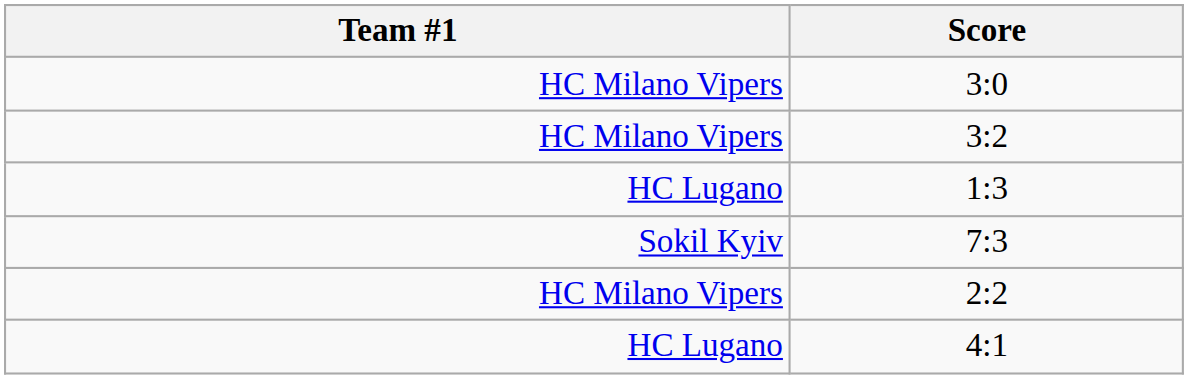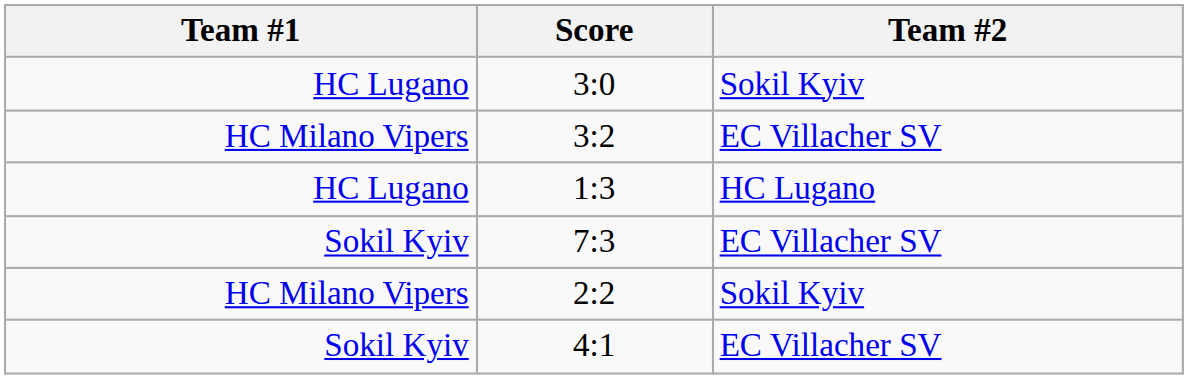+ column: (948, 30)
(661, 83) HC Milano Vipers -> (391, 83) HC Lugano
(705, 345) HC Lugano -> (396, 345) Sokil Kyiv
